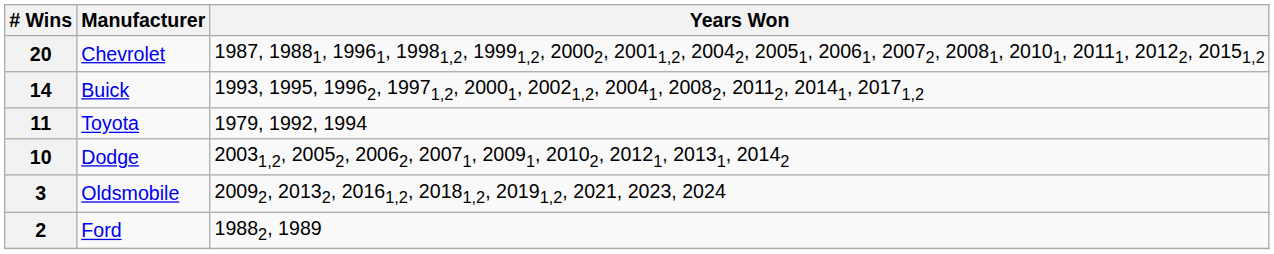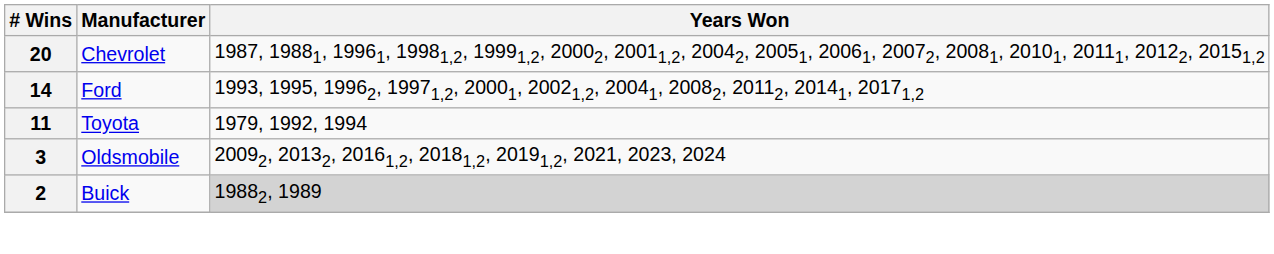(105, 90) Buick -> (101, 90) Ford
- row: (41, 158)
(101, 230) Ford -> (105, 194) Buick
(268, 230) no background -> (268, 194) lightgrey background
